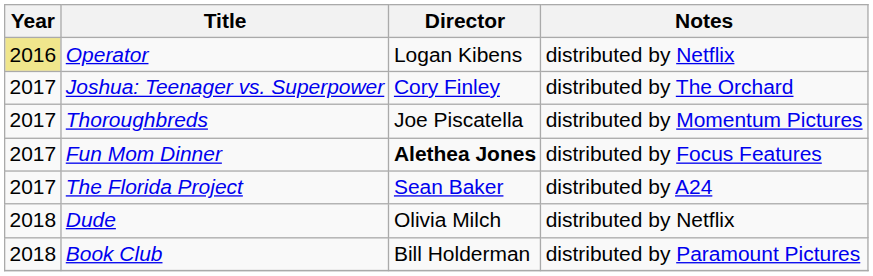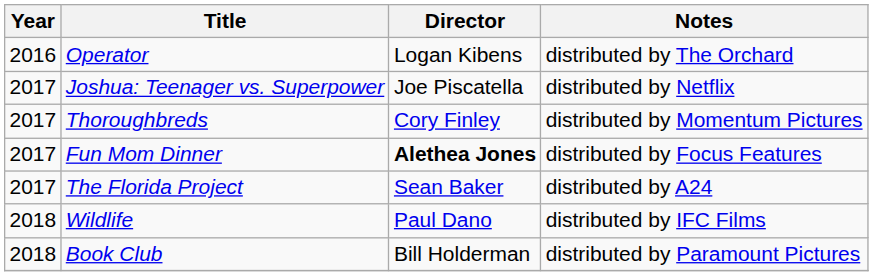(33, 54) khaki background -> (33, 54) no background
(640, 54) distributed by Netflix -> (670, 54) distributed by The Orchard
(447, 87) Cory Finley -> (459, 87) Joe Piscatella
(670, 87) distributed by The Orchard -> (640, 87) distributed by Netflix
(459, 120) Joe Piscatella -> (447, 120) Cory Finley
+ row: (99, 220)
- row: (91, 220)
